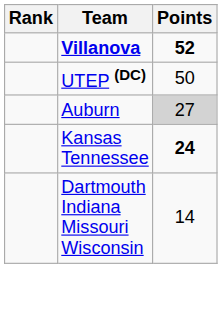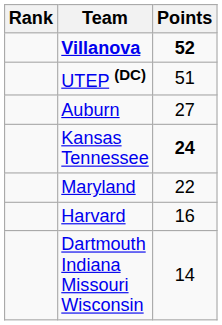(185, 78) 50 -> (185, 78) 51
(185, 109) lightgrey background -> (185, 109) no background
+ row: (98, 187)
+ row: (93, 216)
